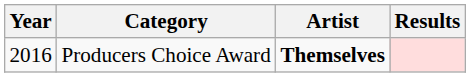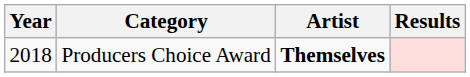(31, 54) 2016 -> (31, 54) 2018
